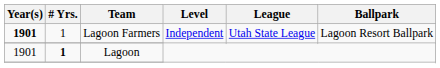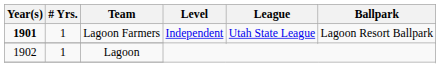(25, 52) 1901 -> (25, 52) 1902
(63, 52) bold -> (63, 52) normal
